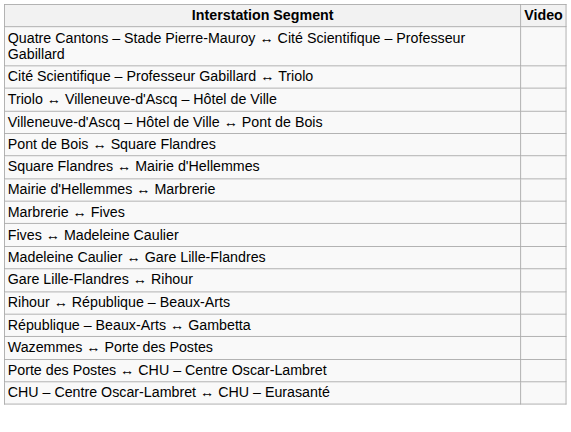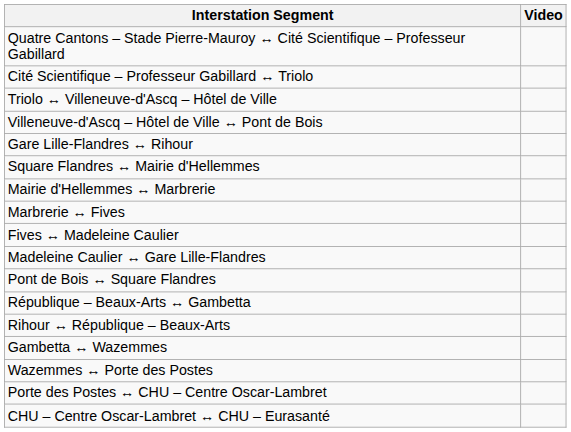rows swapped: (112, 144) <-> (100, 280)
rows swapped: (119, 302) <-> (129, 325)
+ row: (87, 347)
